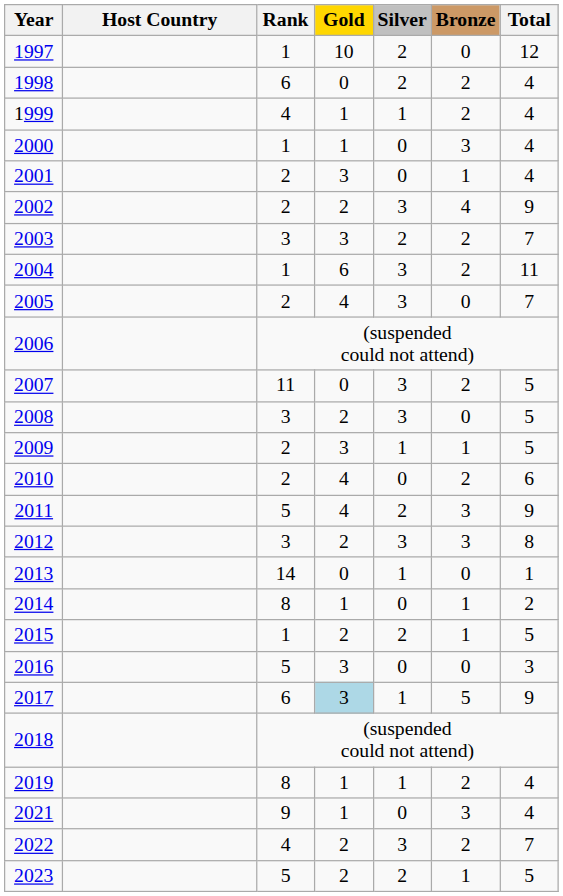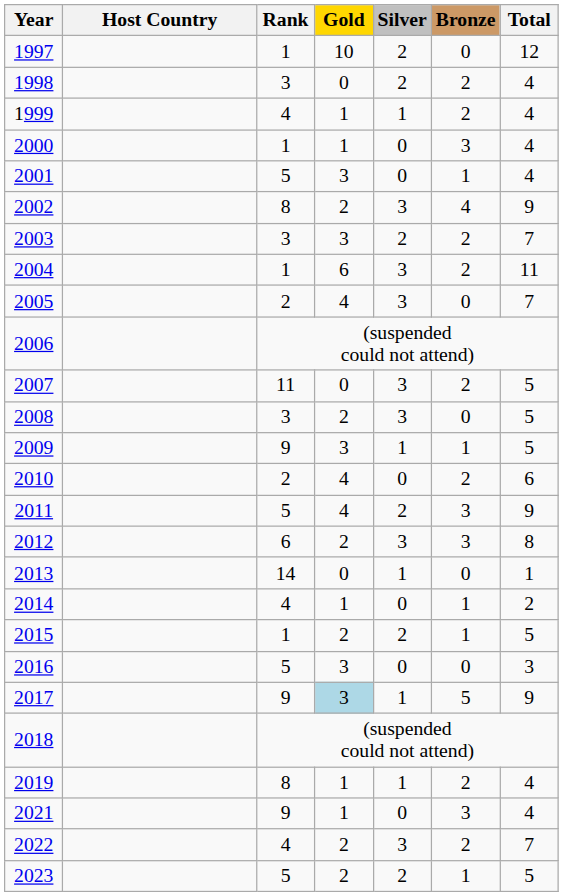(286, 82) 6 -> (286, 82) 3
(286, 176) 2 -> (286, 176) 5
(286, 207) 2 -> (286, 207) 8
(286, 447) 2 -> (286, 447) 9
(286, 541) 3 -> (286, 541) 6
(286, 604) 8 -> (286, 604) 4
(286, 697) 6 -> (286, 697) 9
